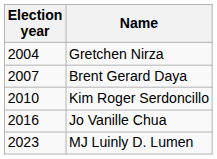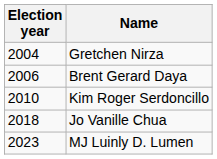(23, 76) 2007 -> (23, 76) 2006
(23, 120) 2016 -> (23, 120) 2018
